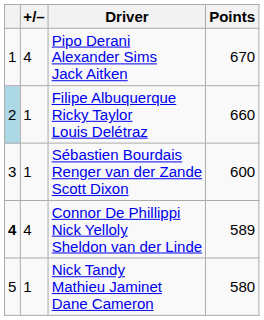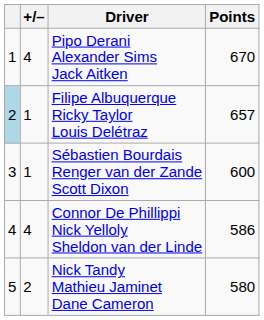(243, 115) 660 -> (243, 115) 657
(12, 230) bold -> (12, 230) normal
(243, 230) 589 -> (243, 230) 586
(28, 287) 1 -> (28, 287) 2
